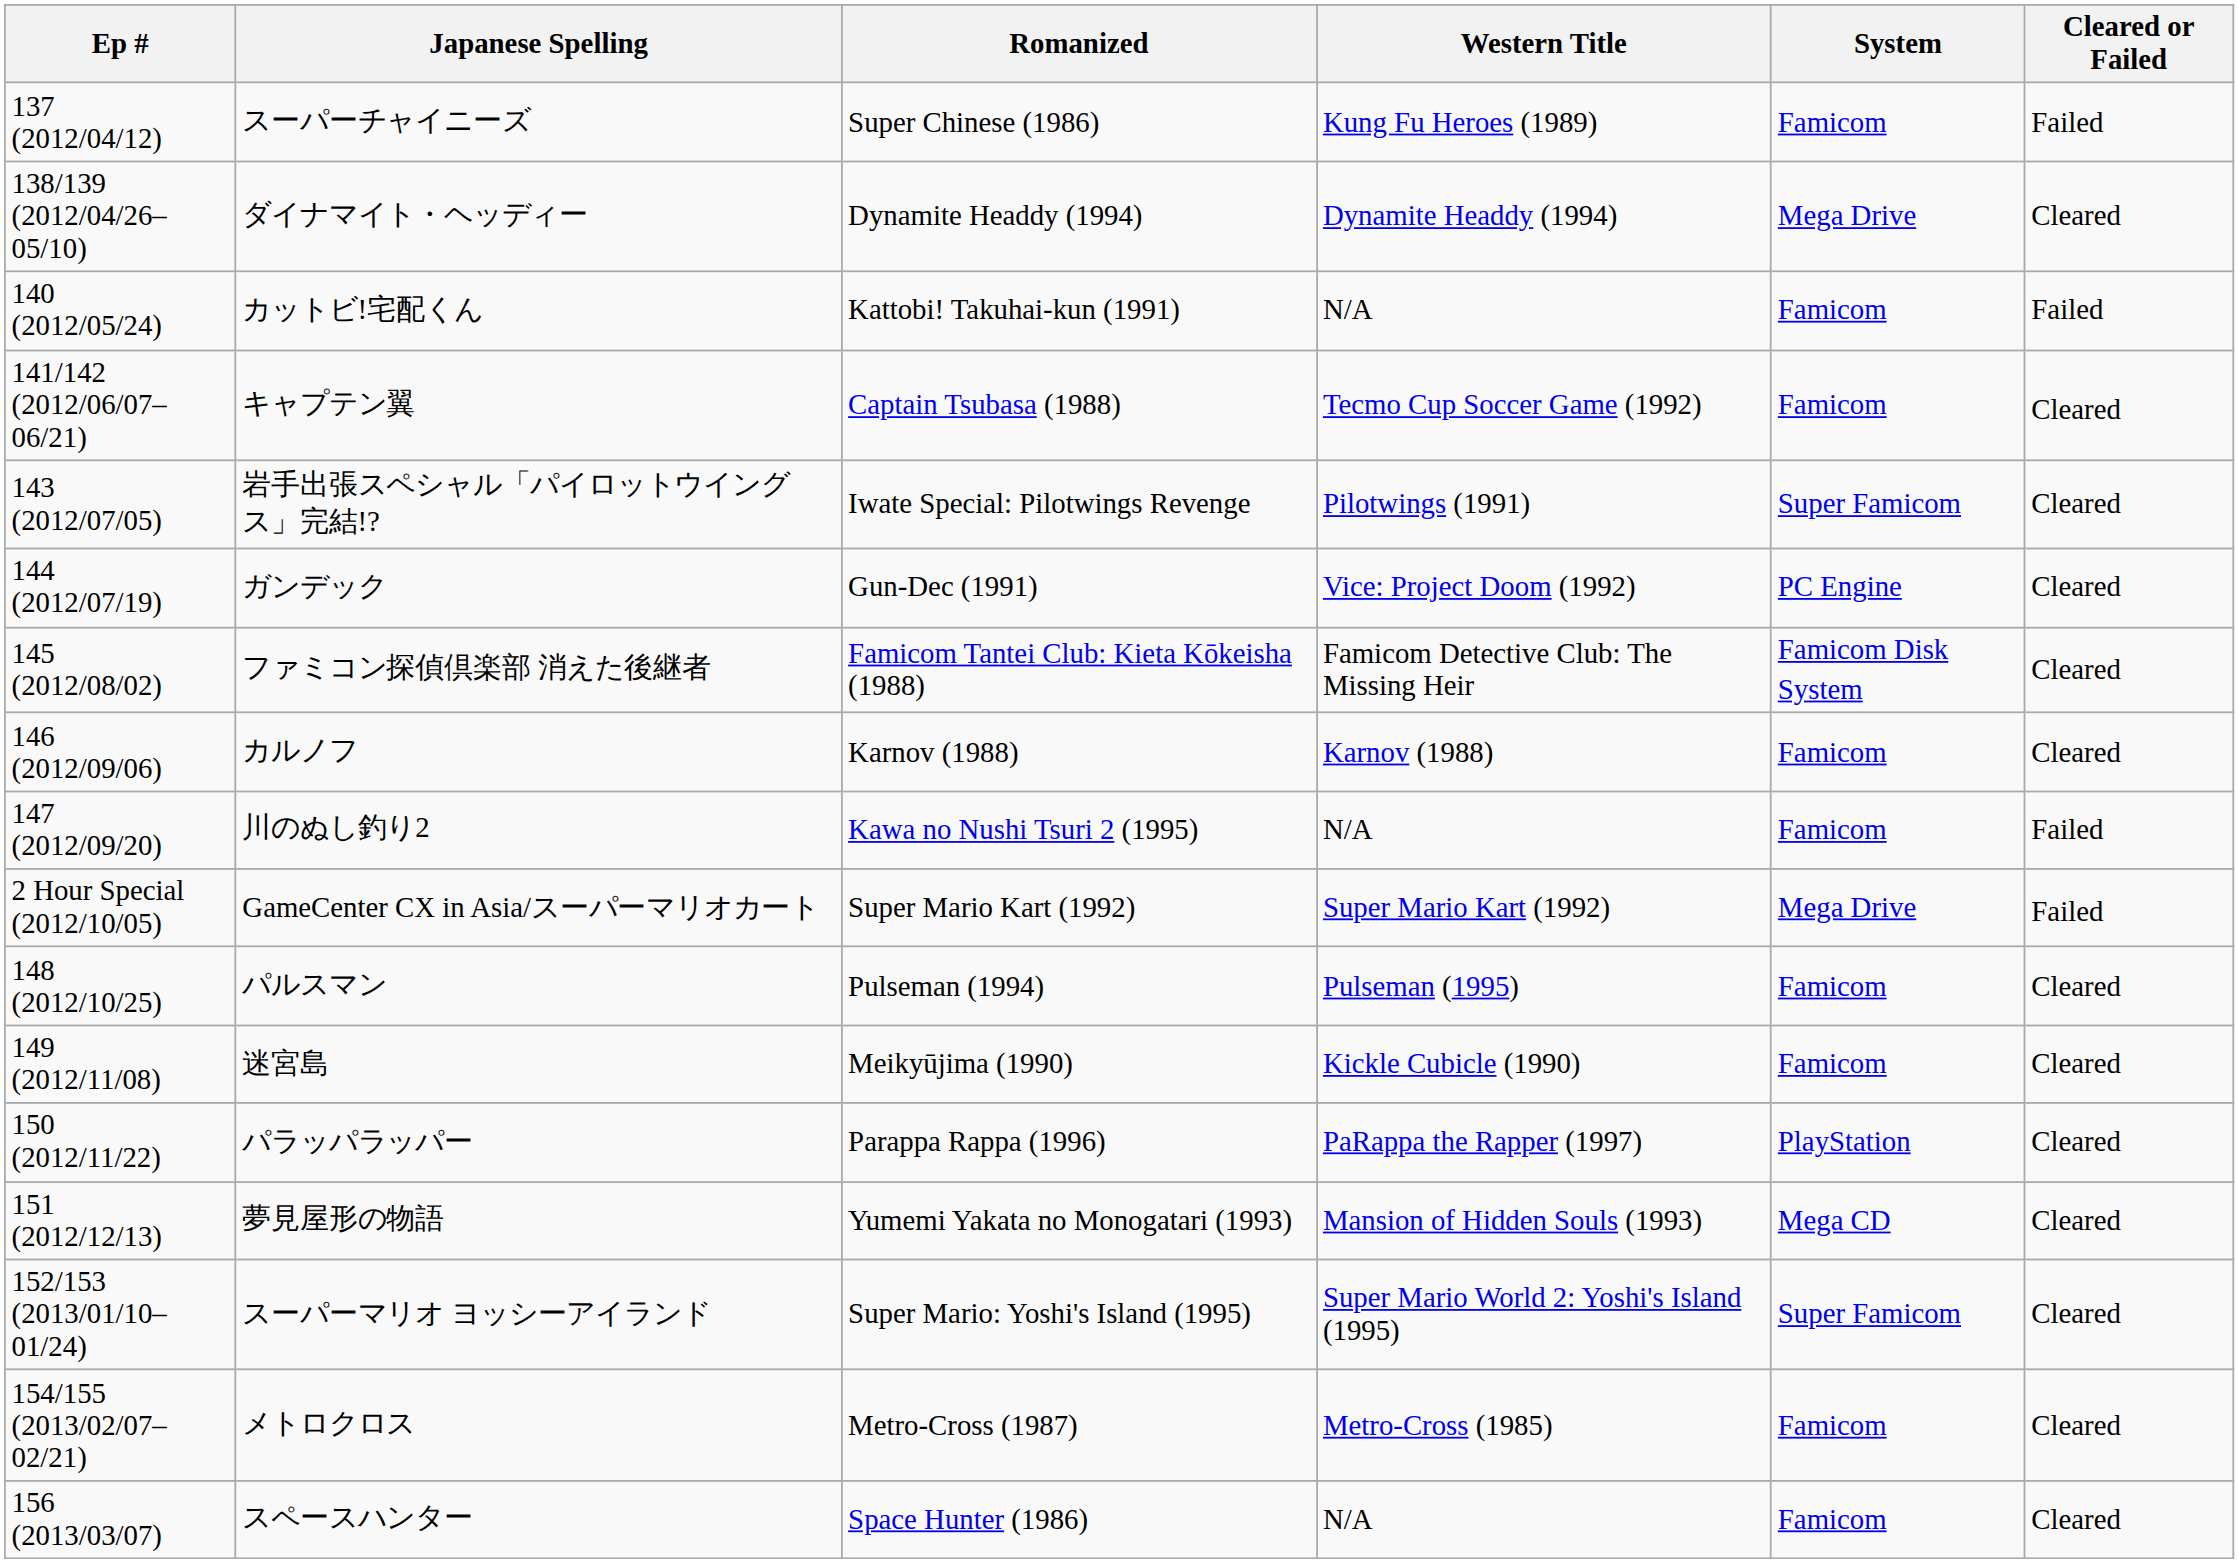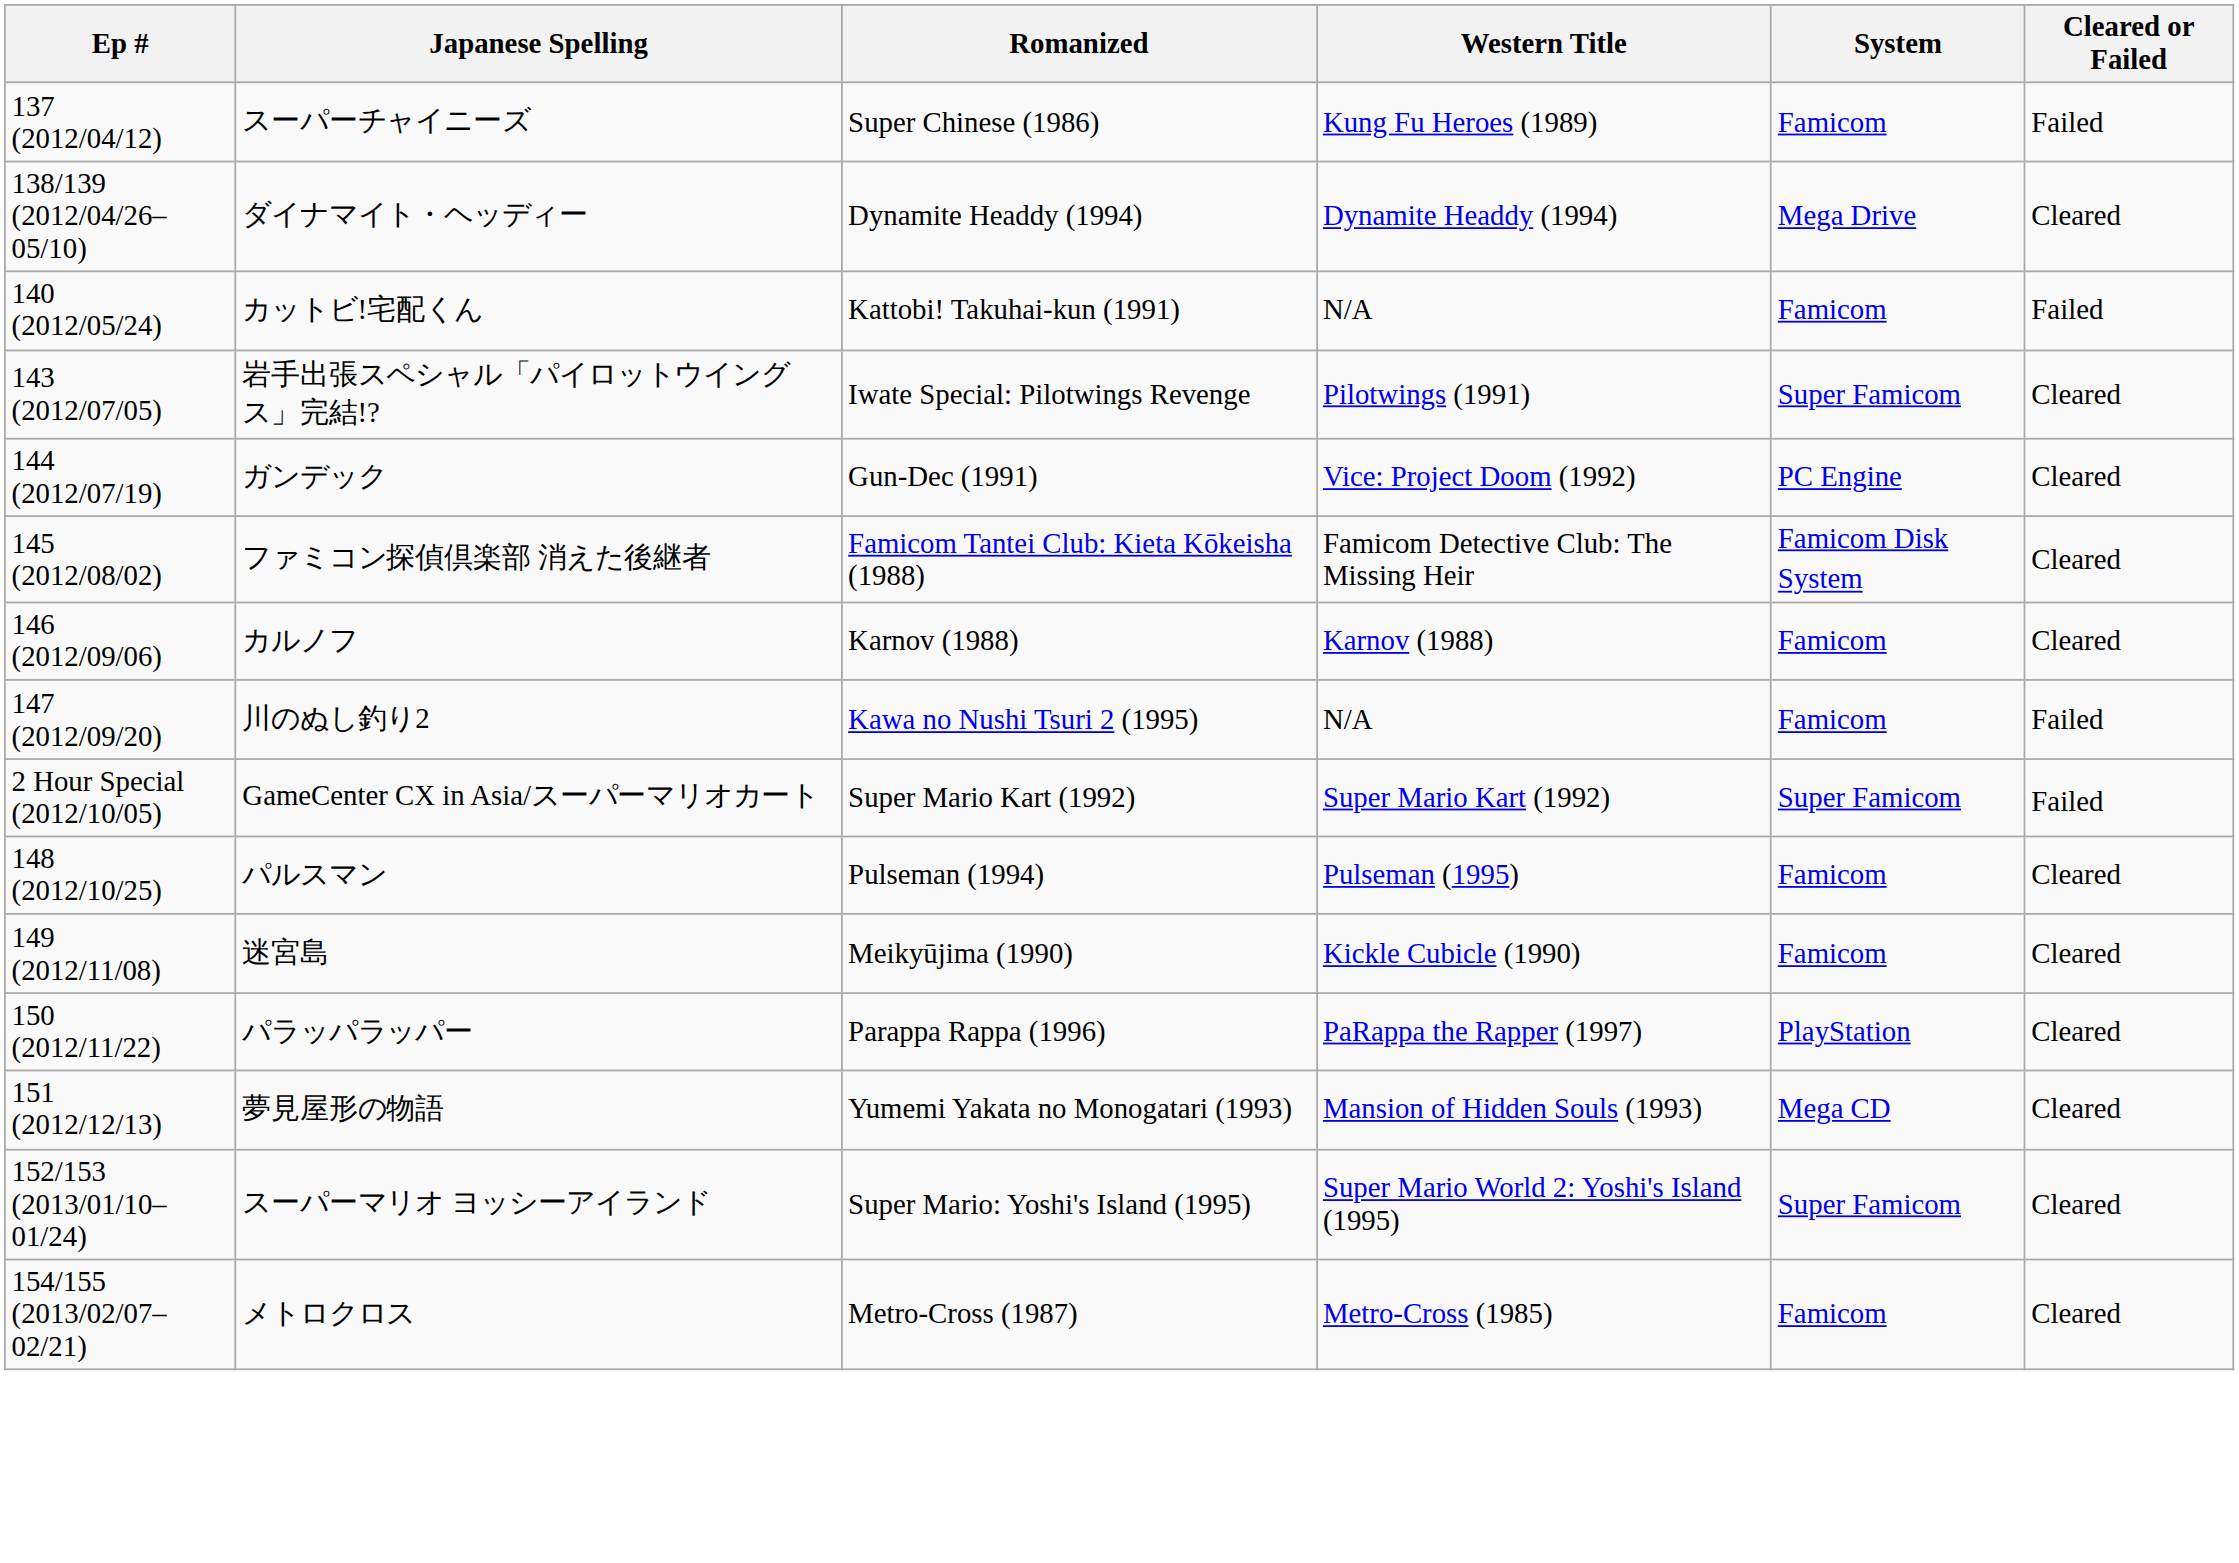- row: (329, 403)
(1847, 907) Mega Drive -> (1869, 797) Super Famicom
- row: (358, 1518)
